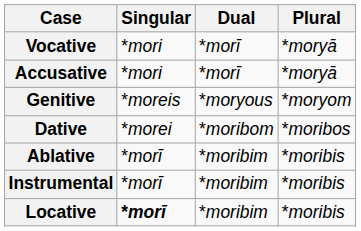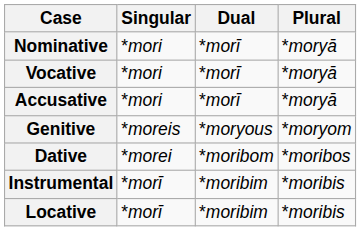+ row: (61, 45)
- row: (61, 156)
(144, 211) bold -> (142, 211) normal
